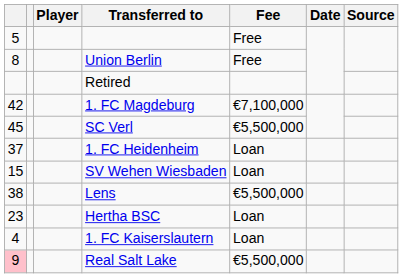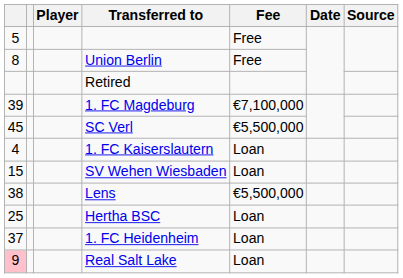(16, 104) 42 -> (16, 104) 39
rows swapped: (149, 238) <-> (142, 149)
(16, 216) 23 -> (16, 216) 25
(268, 261) €5,500,000 -> (249, 261) Loan
